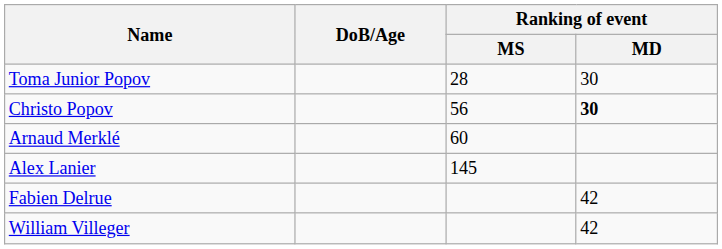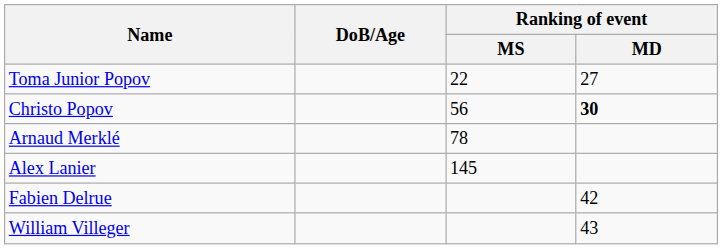(459, 79) 28 -> (459, 79) 22
(589, 79) 30 -> (589, 79) 27
(459, 138) 60 -> (459, 138) 78
(589, 228) 42 -> (589, 228) 43
